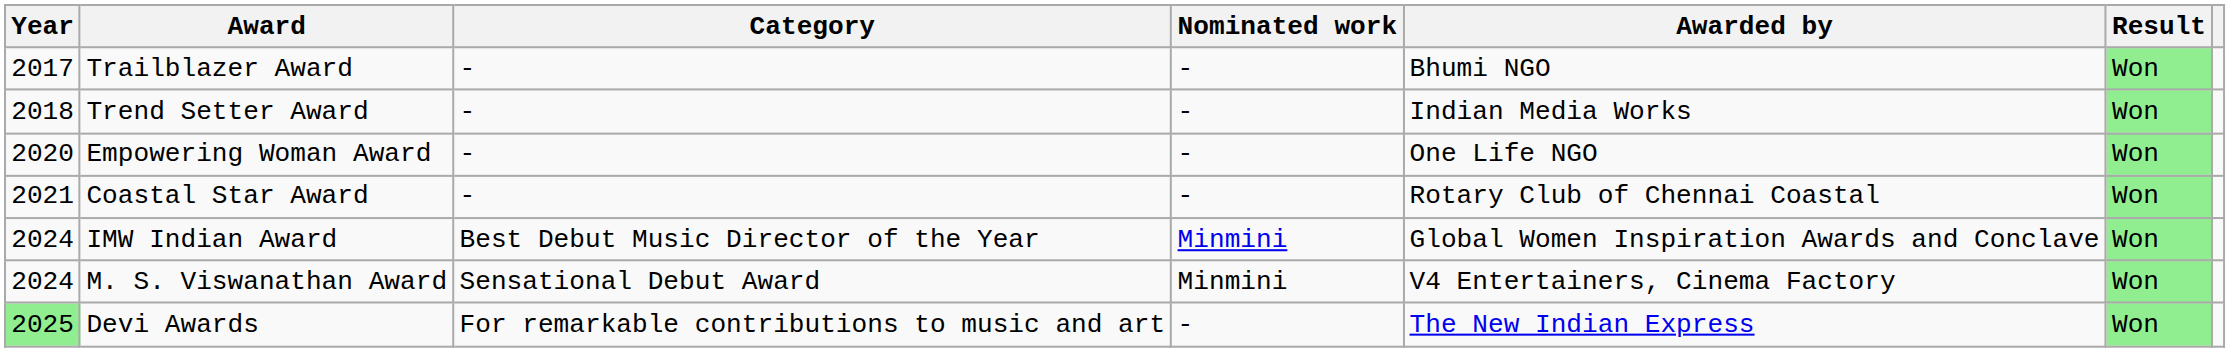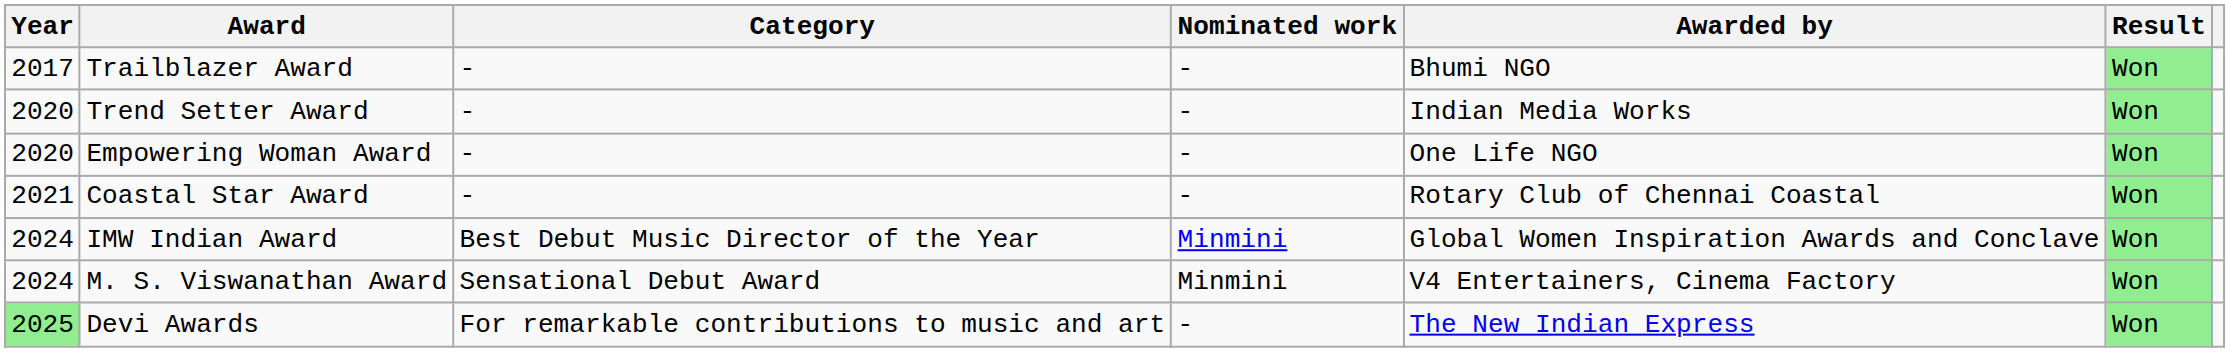(43, 111) 2018 -> (43, 111) 2020
